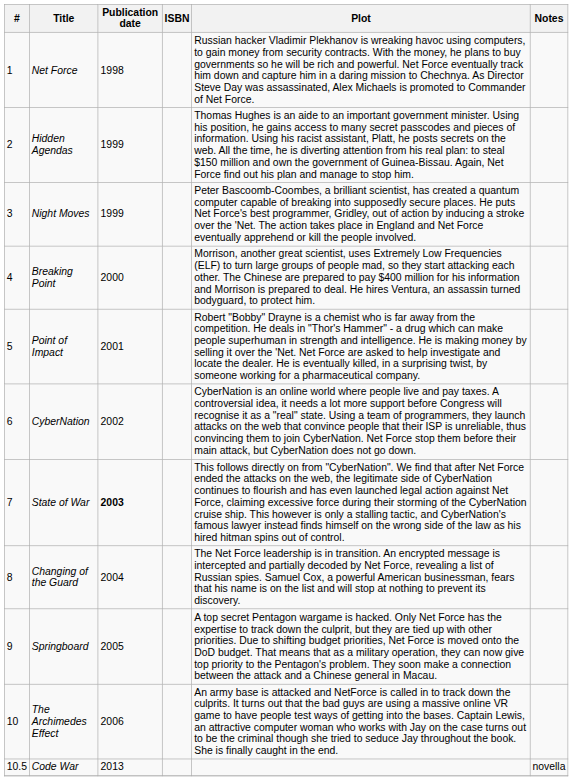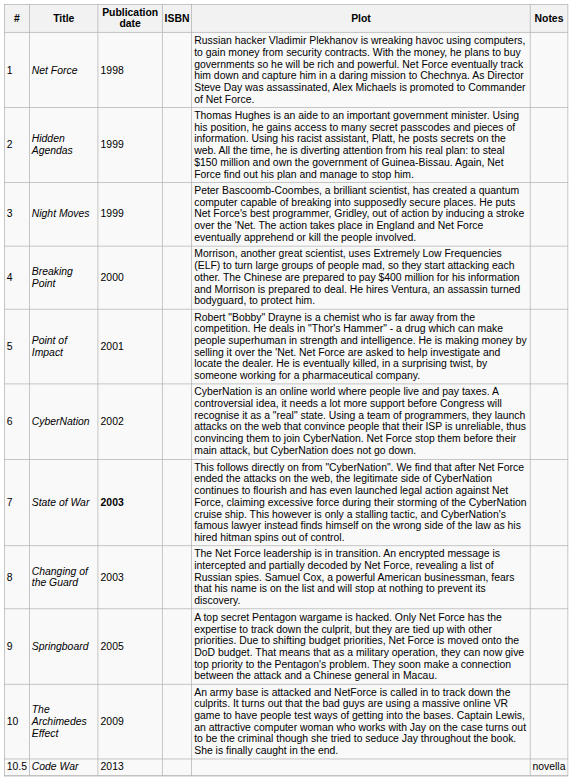(112, 577) 2004 -> (112, 577) 2003
(112, 721) 2006 -> (112, 721) 2009
